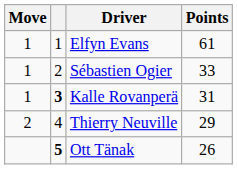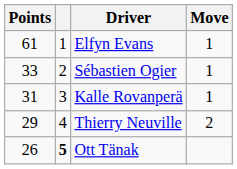columns swapped: (28, 17) <-> (207, 17)
(58, 96) bold -> (63, 96) normal
